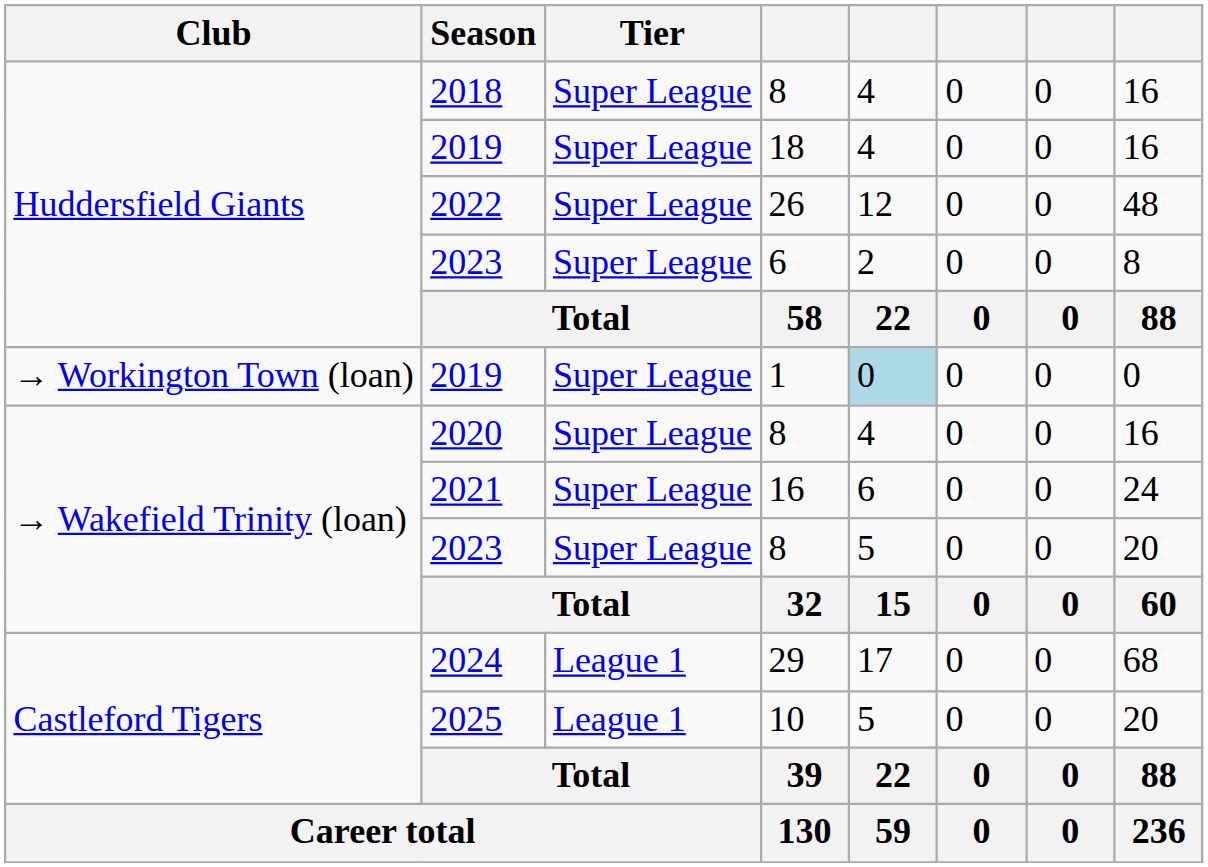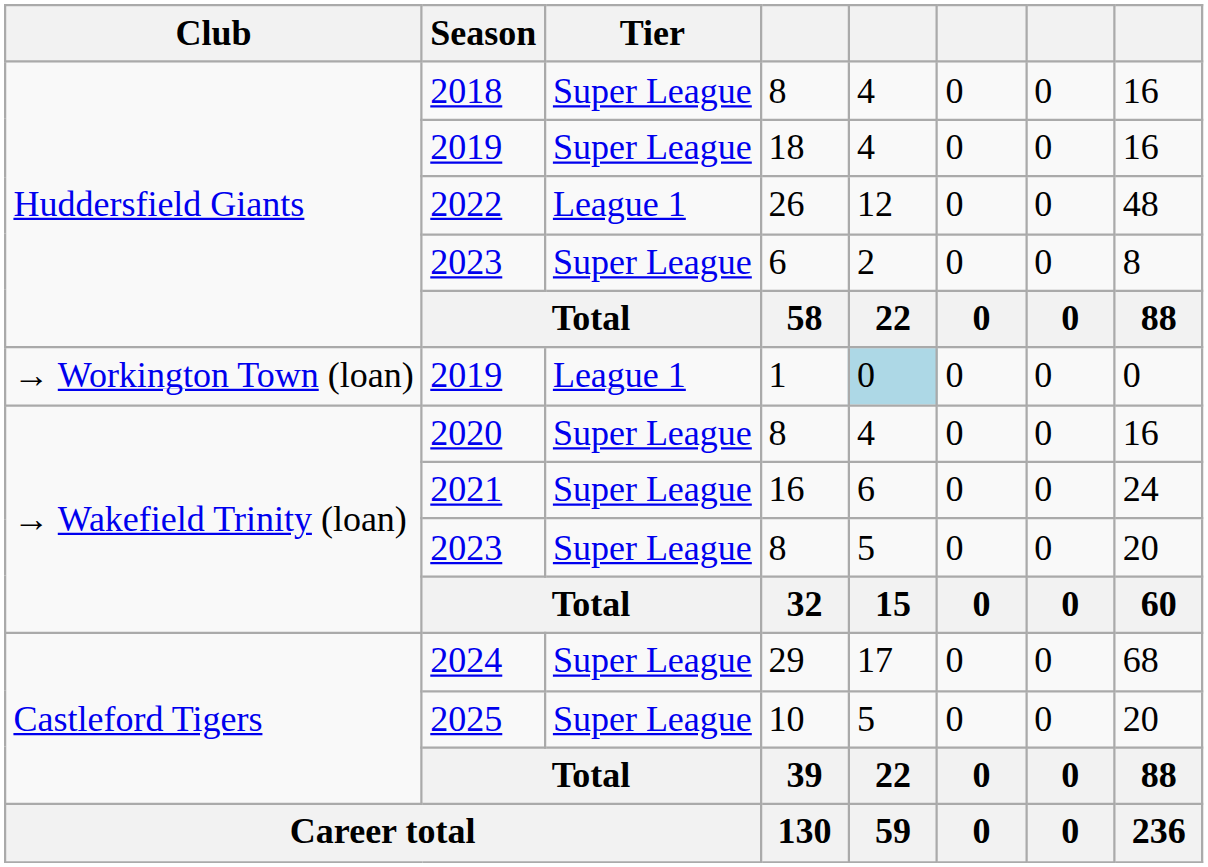(652, 204) Super League -> (619, 204) League 1
(652, 375) Super League -> (619, 375) League 1
(619, 661) League 1 -> (652, 661) Super League
(619, 718) League 1 -> (652, 718) Super League
